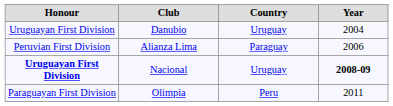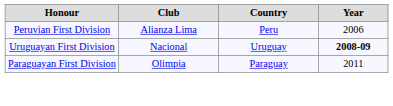- row: (169, 29)
(269, 46) Paraguay -> (269, 29) Peru
(62, 70) bold -> (62, 46) normal
(269, 93) Peru -> (269, 64) Paraguay
